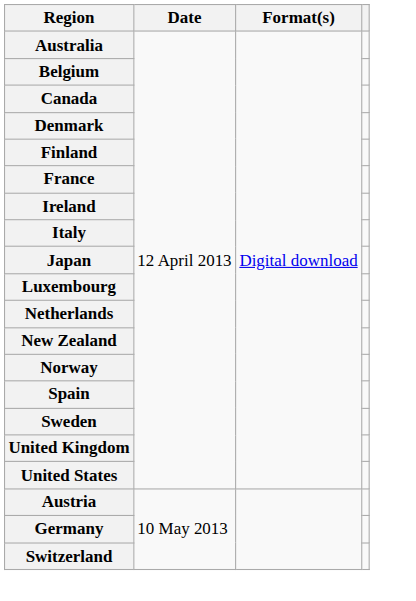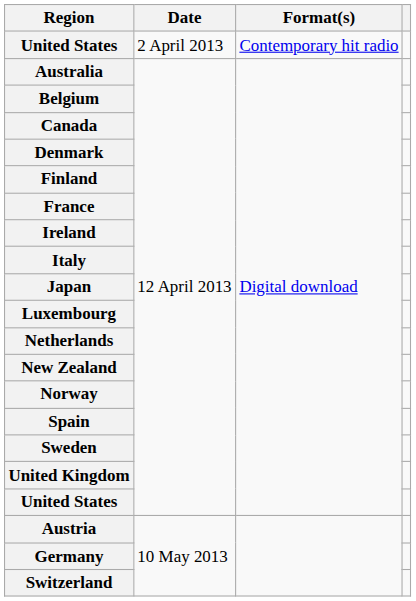+ row: (69, 44)
